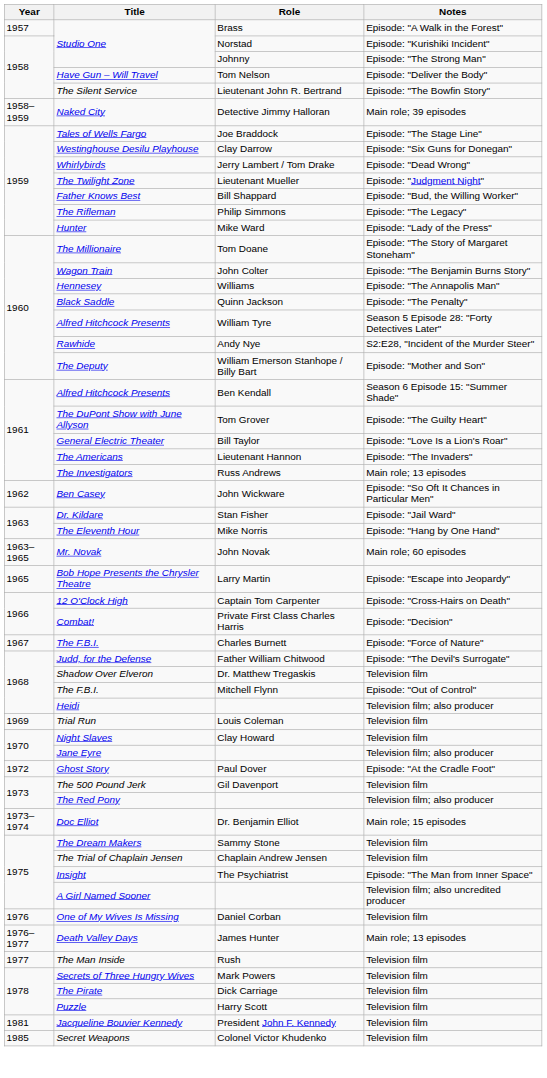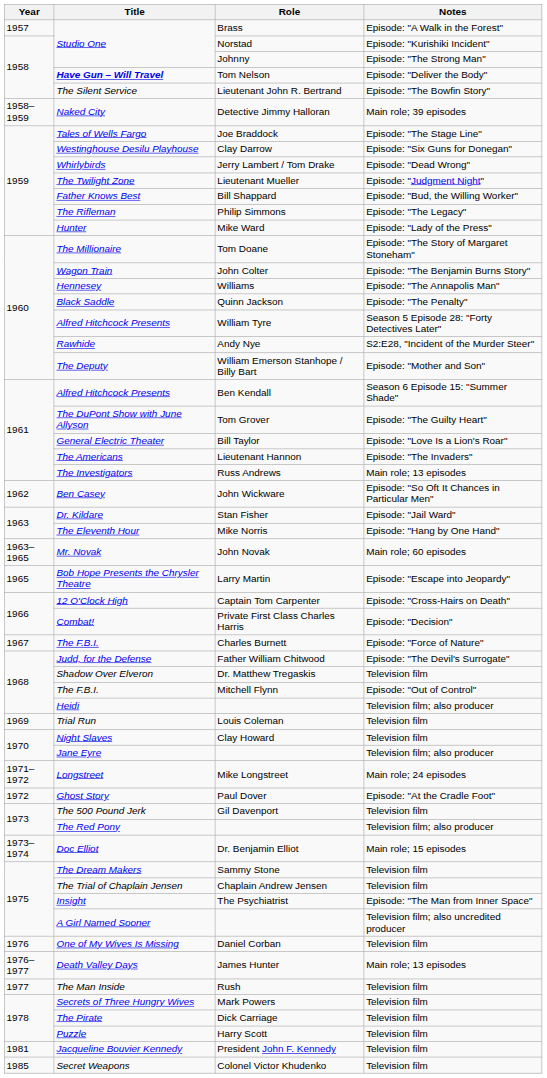(107, 75) normal -> (110, 75) bold
+ row: (20, 774)
